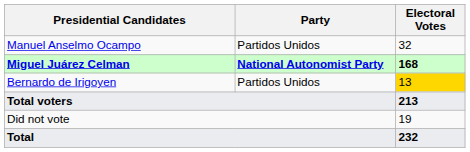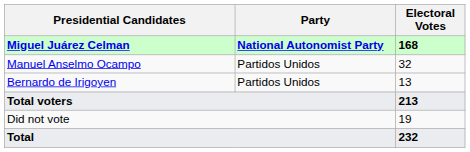rows swapped: (68, 63) <-> (74, 45)
(405, 82) gold background -> (405, 82) no background
